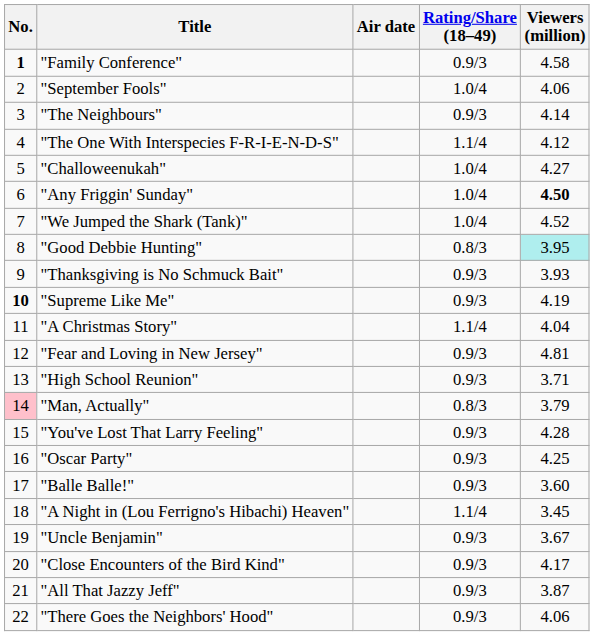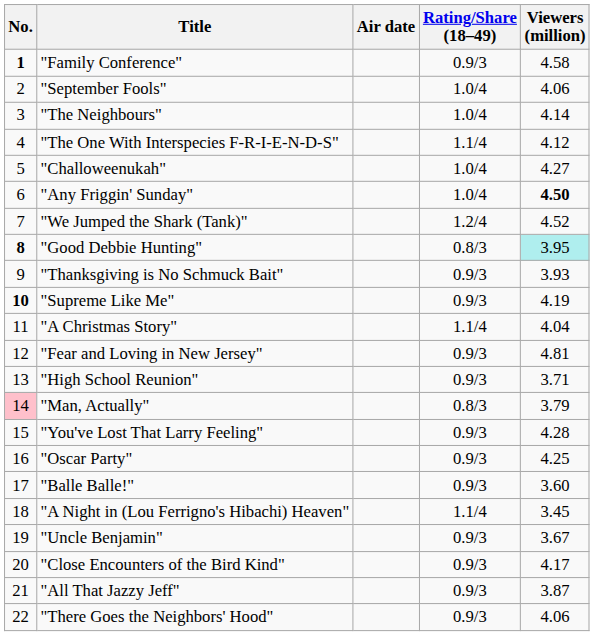(470, 115) 0.9/3 -> (470, 115) 1.0/4
(470, 221) 1.0/4 -> (470, 221) 1.2/4
(21, 247) normal -> (21, 247) bold
